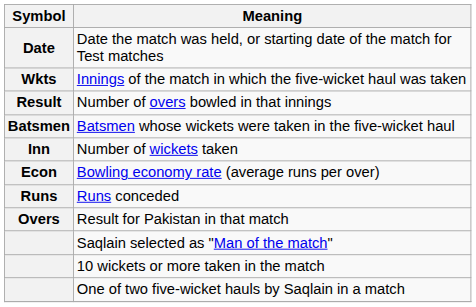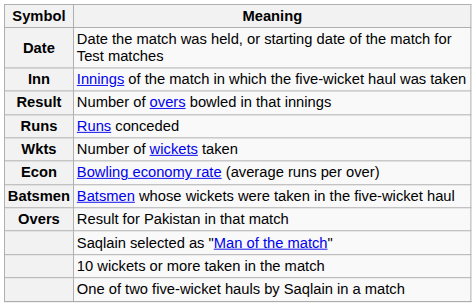(39, 79) Wkts -> (39, 79) Inn
rows swapped: (128, 196) <-> (266, 126)
(39, 149) Inn -> (39, 149) Wkts
